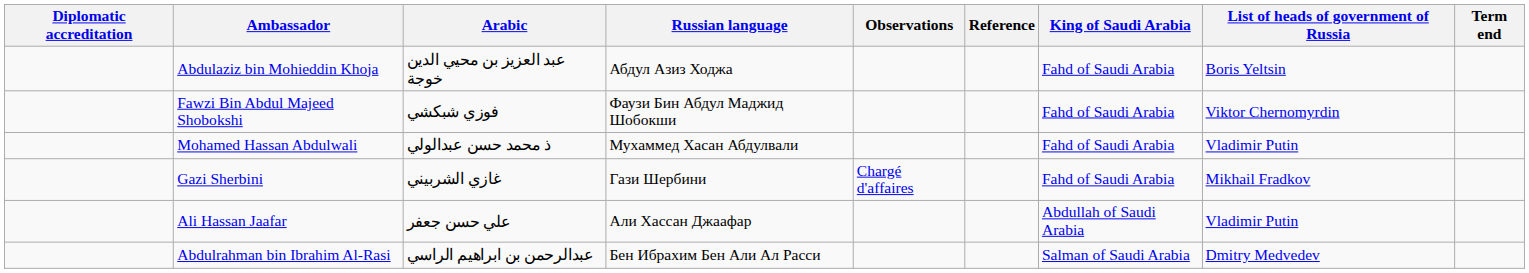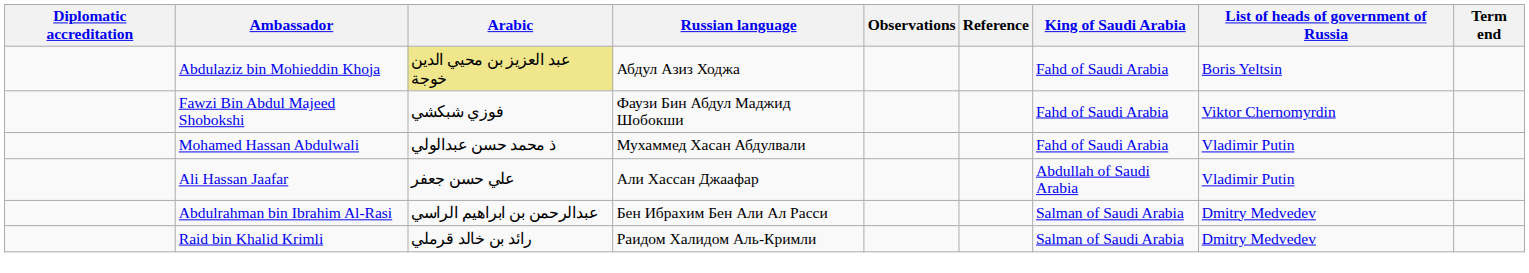(486, 69) no background -> (491, 69) khaki background
- row: (220, 179)
+ row: (251, 238)
